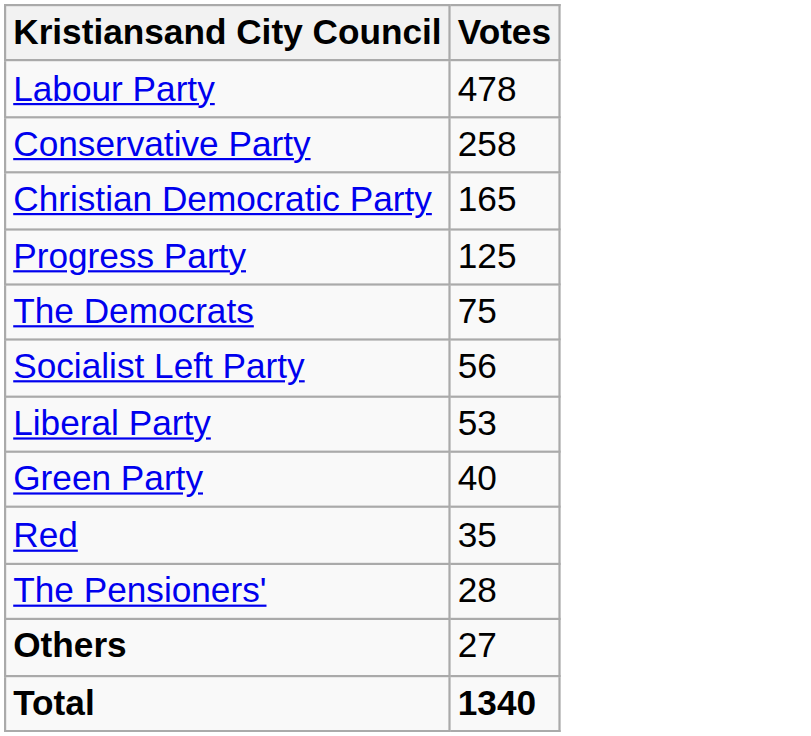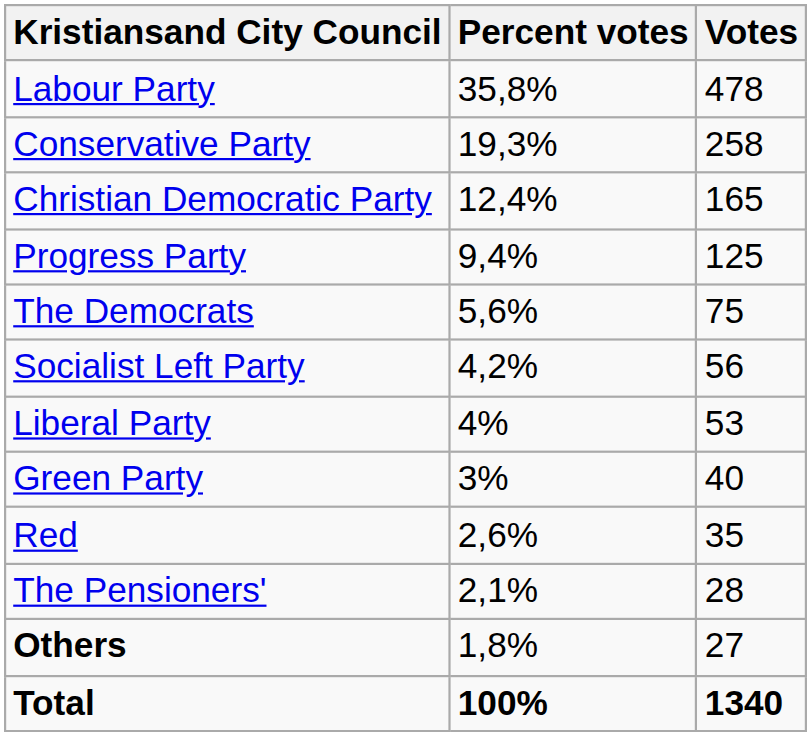+ column: (573, 32)
